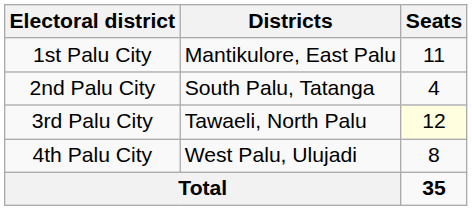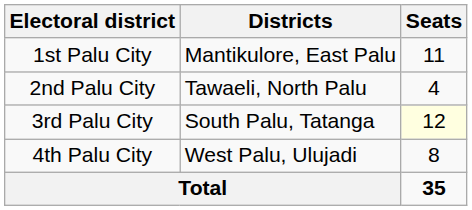(280, 88) South Palu, Tatanga -> (276, 88) Tawaeli, North Palu
(276, 121) Tawaeli, North Palu -> (280, 121) South Palu, Tatanga
